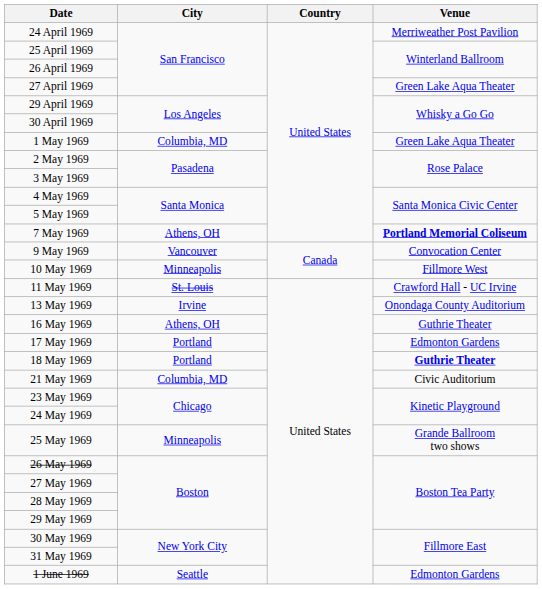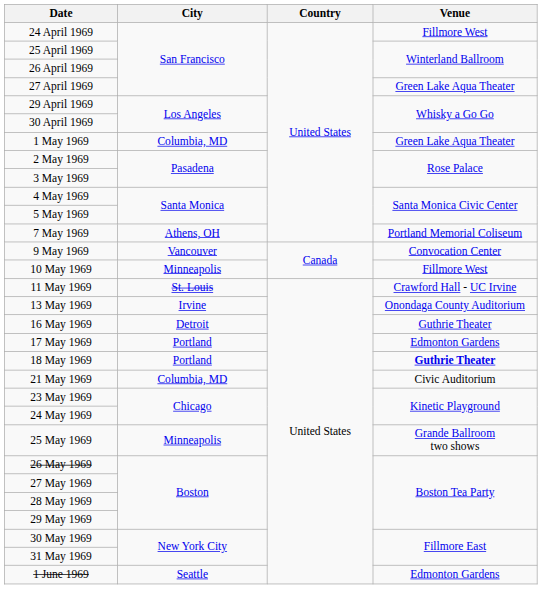(455, 31) Merriweather Post Pavilion -> (455, 31) Fillmore West
(455, 232) bold -> (455, 232) normal
(192, 324) Athens, OH -> (192, 324) Detroit
